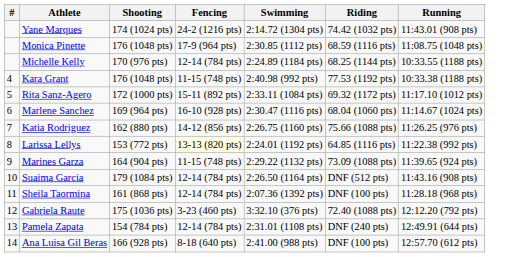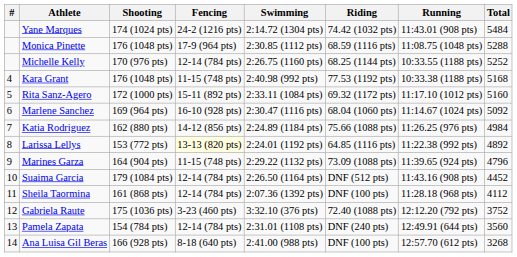+ column: (498, 12)
(284, 62) 2:24.89 (1184 pts) -> (284, 62) 2:26.75 (1160 pts)
(284, 128) 2:26.75 (1160 pts) -> (284, 128) 2:24.89 (1184 pts)
